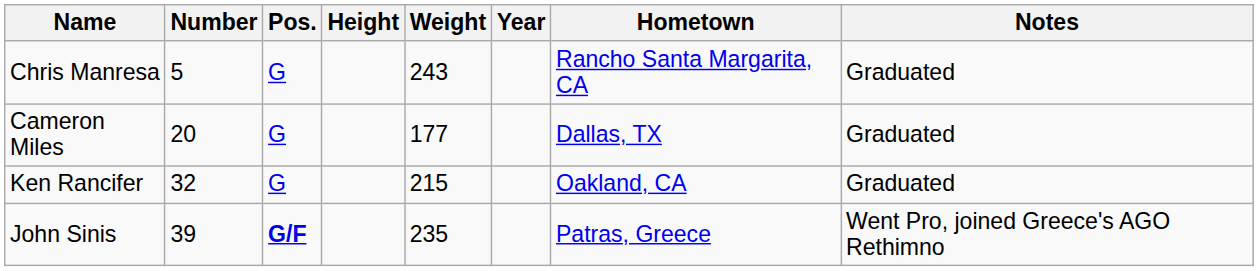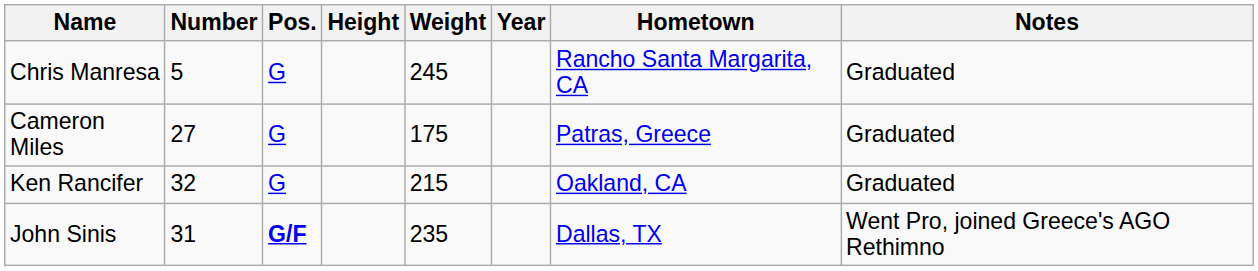(429, 72) 243 -> (429, 72) 245
(183, 134) 20 -> (183, 134) 27
(429, 134) 177 -> (429, 134) 175
(609, 134) Dallas, TX -> (633, 134) Patras, Greece
(183, 233) 39 -> (183, 233) 31
(633, 233) Patras, Greece -> (609, 233) Dallas, TX
